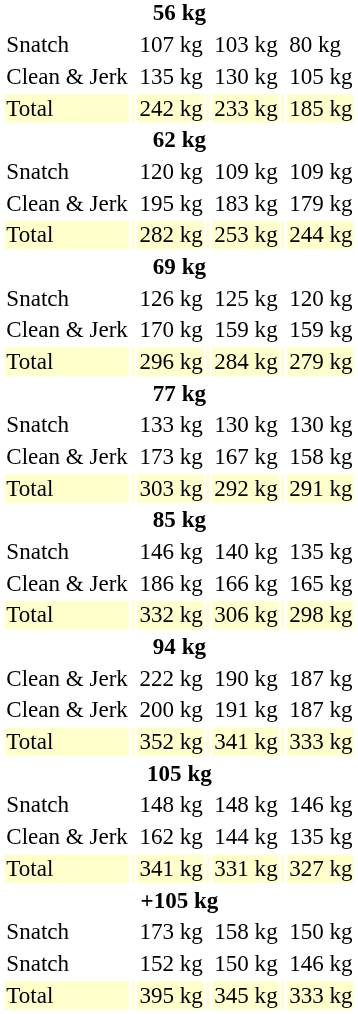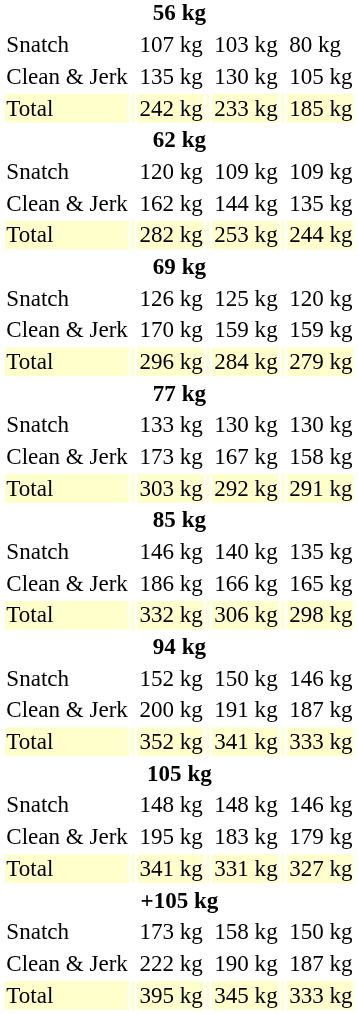rows swapped: (67, 836) <-> (67, 203)
rows swapped: (38, 963) <-> (67, 678)
